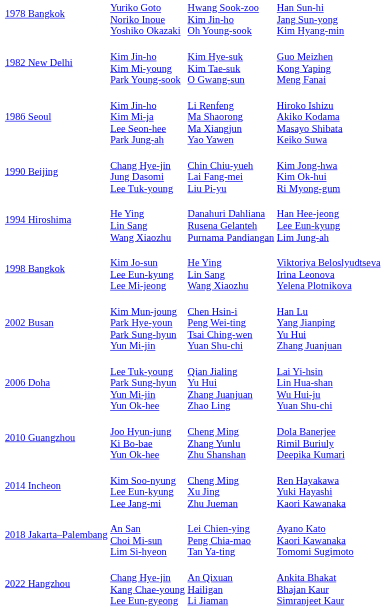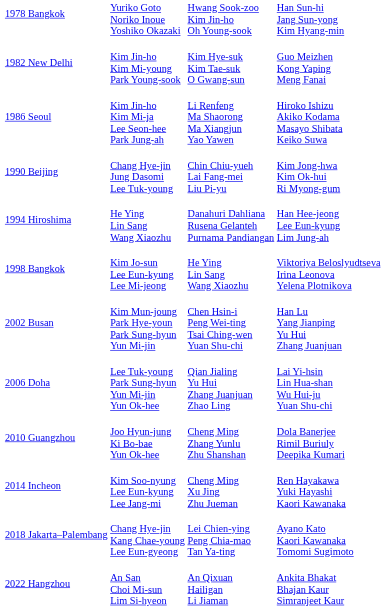(138, 540) An San Choi Mi-sun Lim Si-hyeon -> (148, 540) Chang Hye-jin Kang Chae-young Lee Eun-gyeong
(148, 589) Chang Hye-jin Kang Chae-young Lee Eun-gyeong -> (138, 589) An San Choi Mi-sun Lim Si-hyeon
